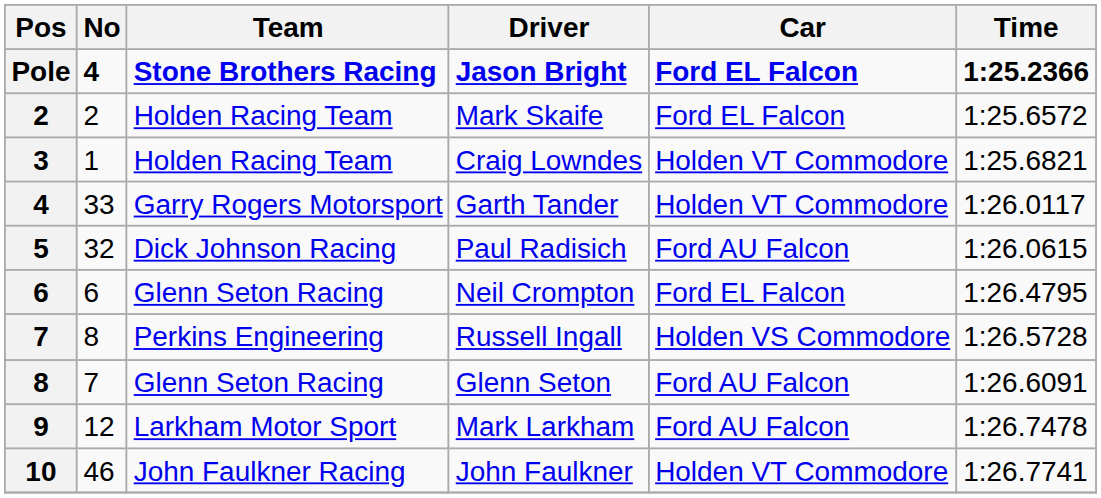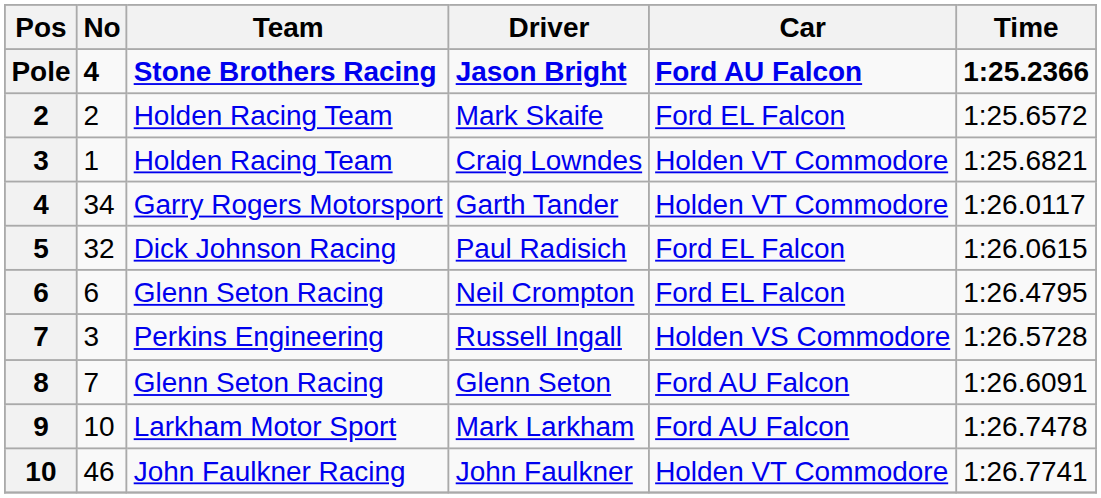(757, 72) Ford EL Falcon -> (759, 72) Ford AU Falcon
(99, 204) 33 -> (99, 204) 34
(752, 249) Ford AU Falcon -> (750, 249) Ford EL Falcon
(91, 337) 8 -> (91, 337) 3
(99, 426) 12 -> (99, 426) 10
